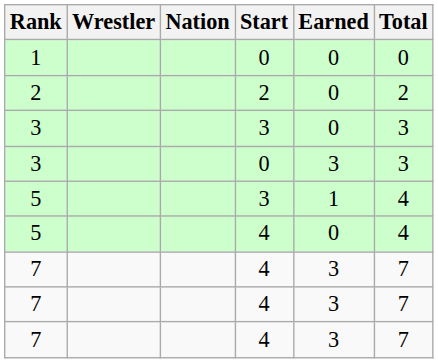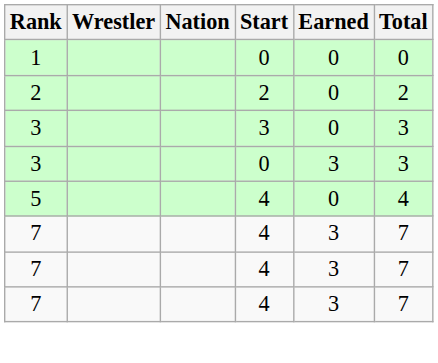- row: (36, 198)
